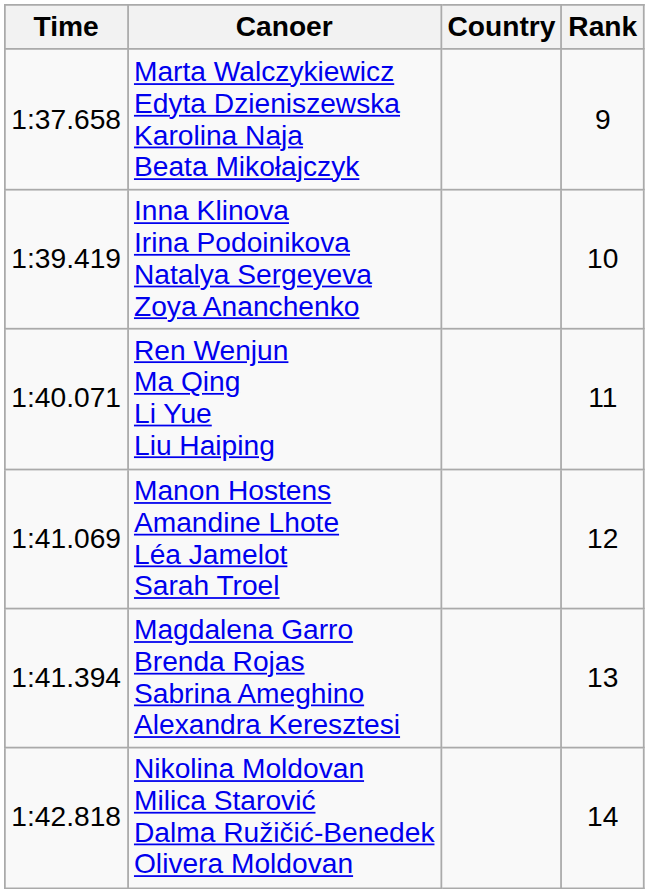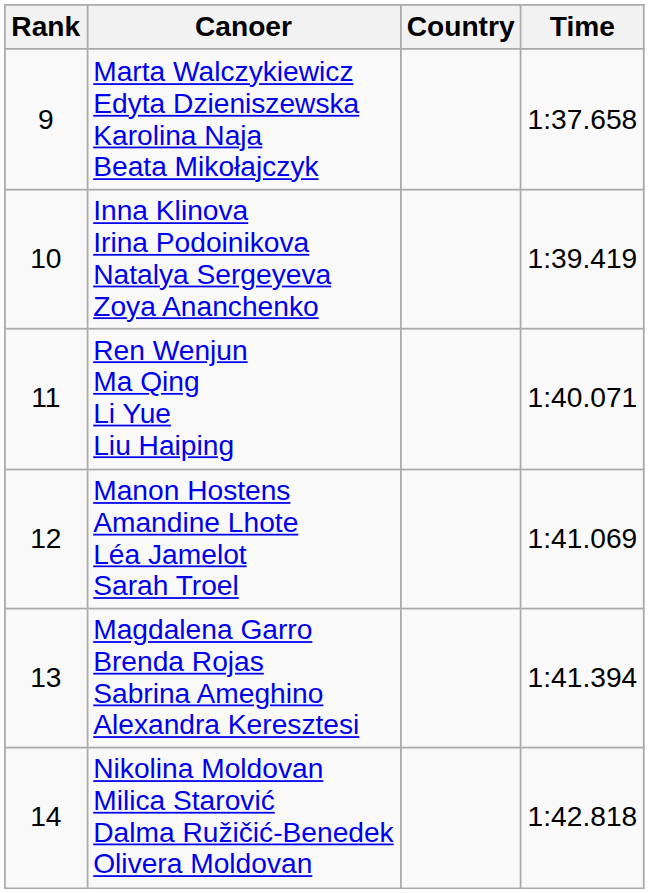columns swapped: (603, 26) <-> (66, 26)
